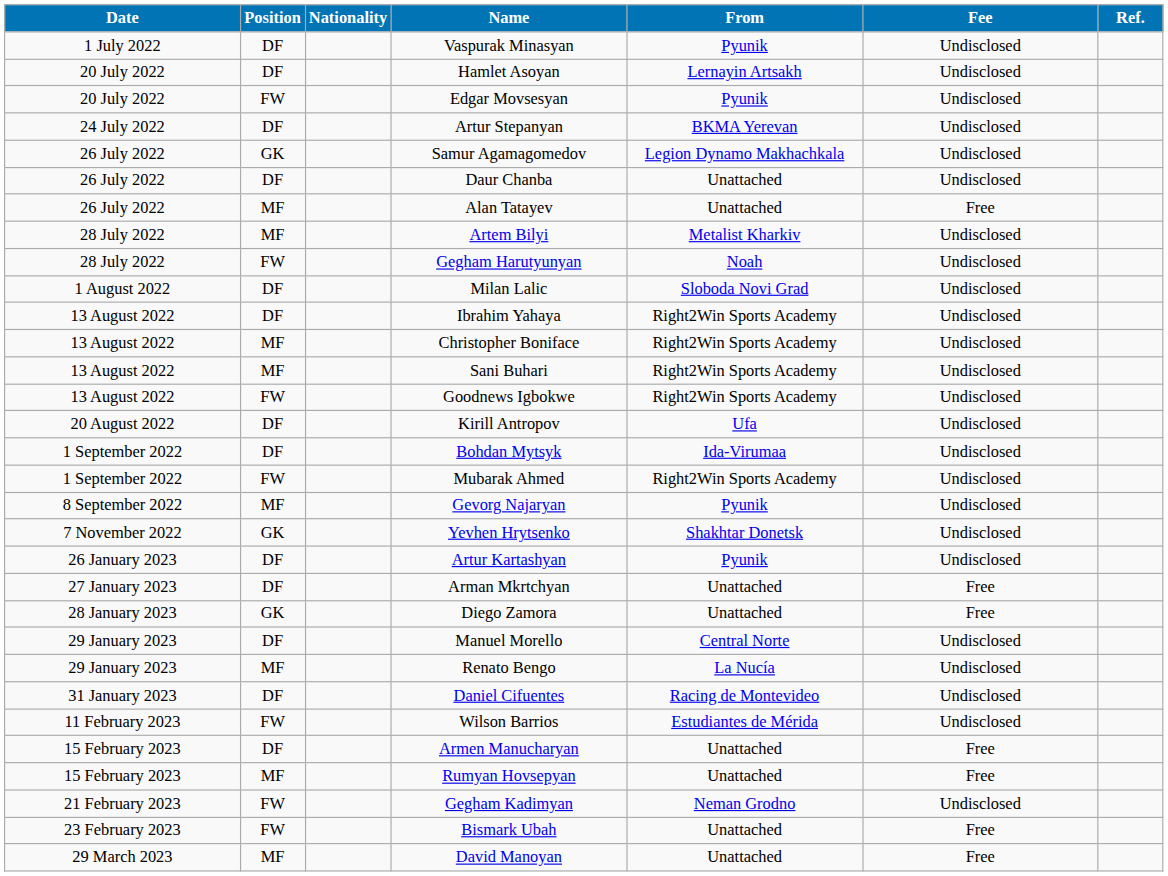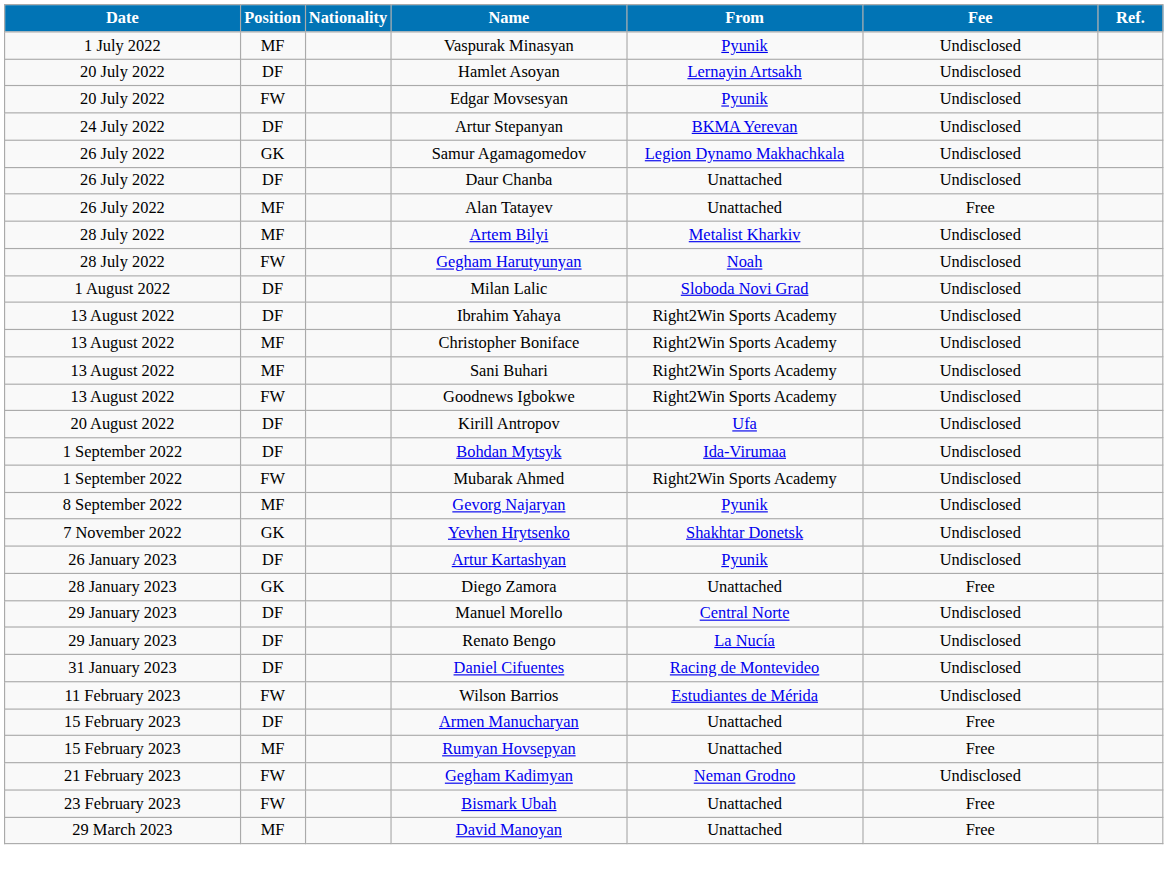(273, 45) DF -> (273, 45) MF
- row: (509, 587)
(273, 668) MF -> (273, 641) DF
